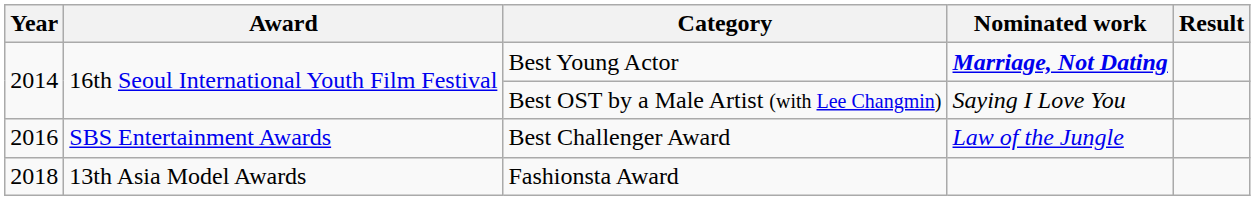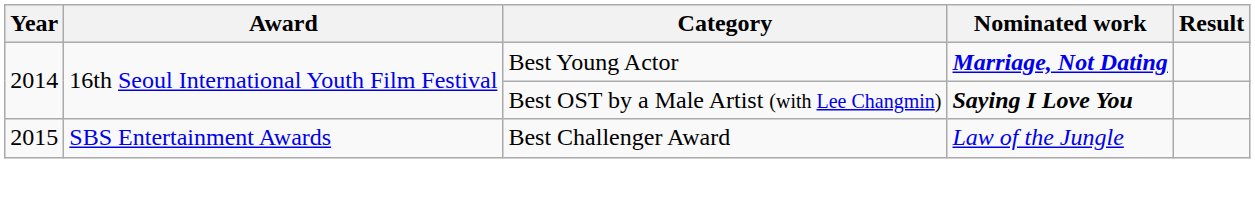(1039, 99) normal -> (1043, 99) bold
(34, 137) 2016 -> (34, 137) 2015
- row: (594, 175)
